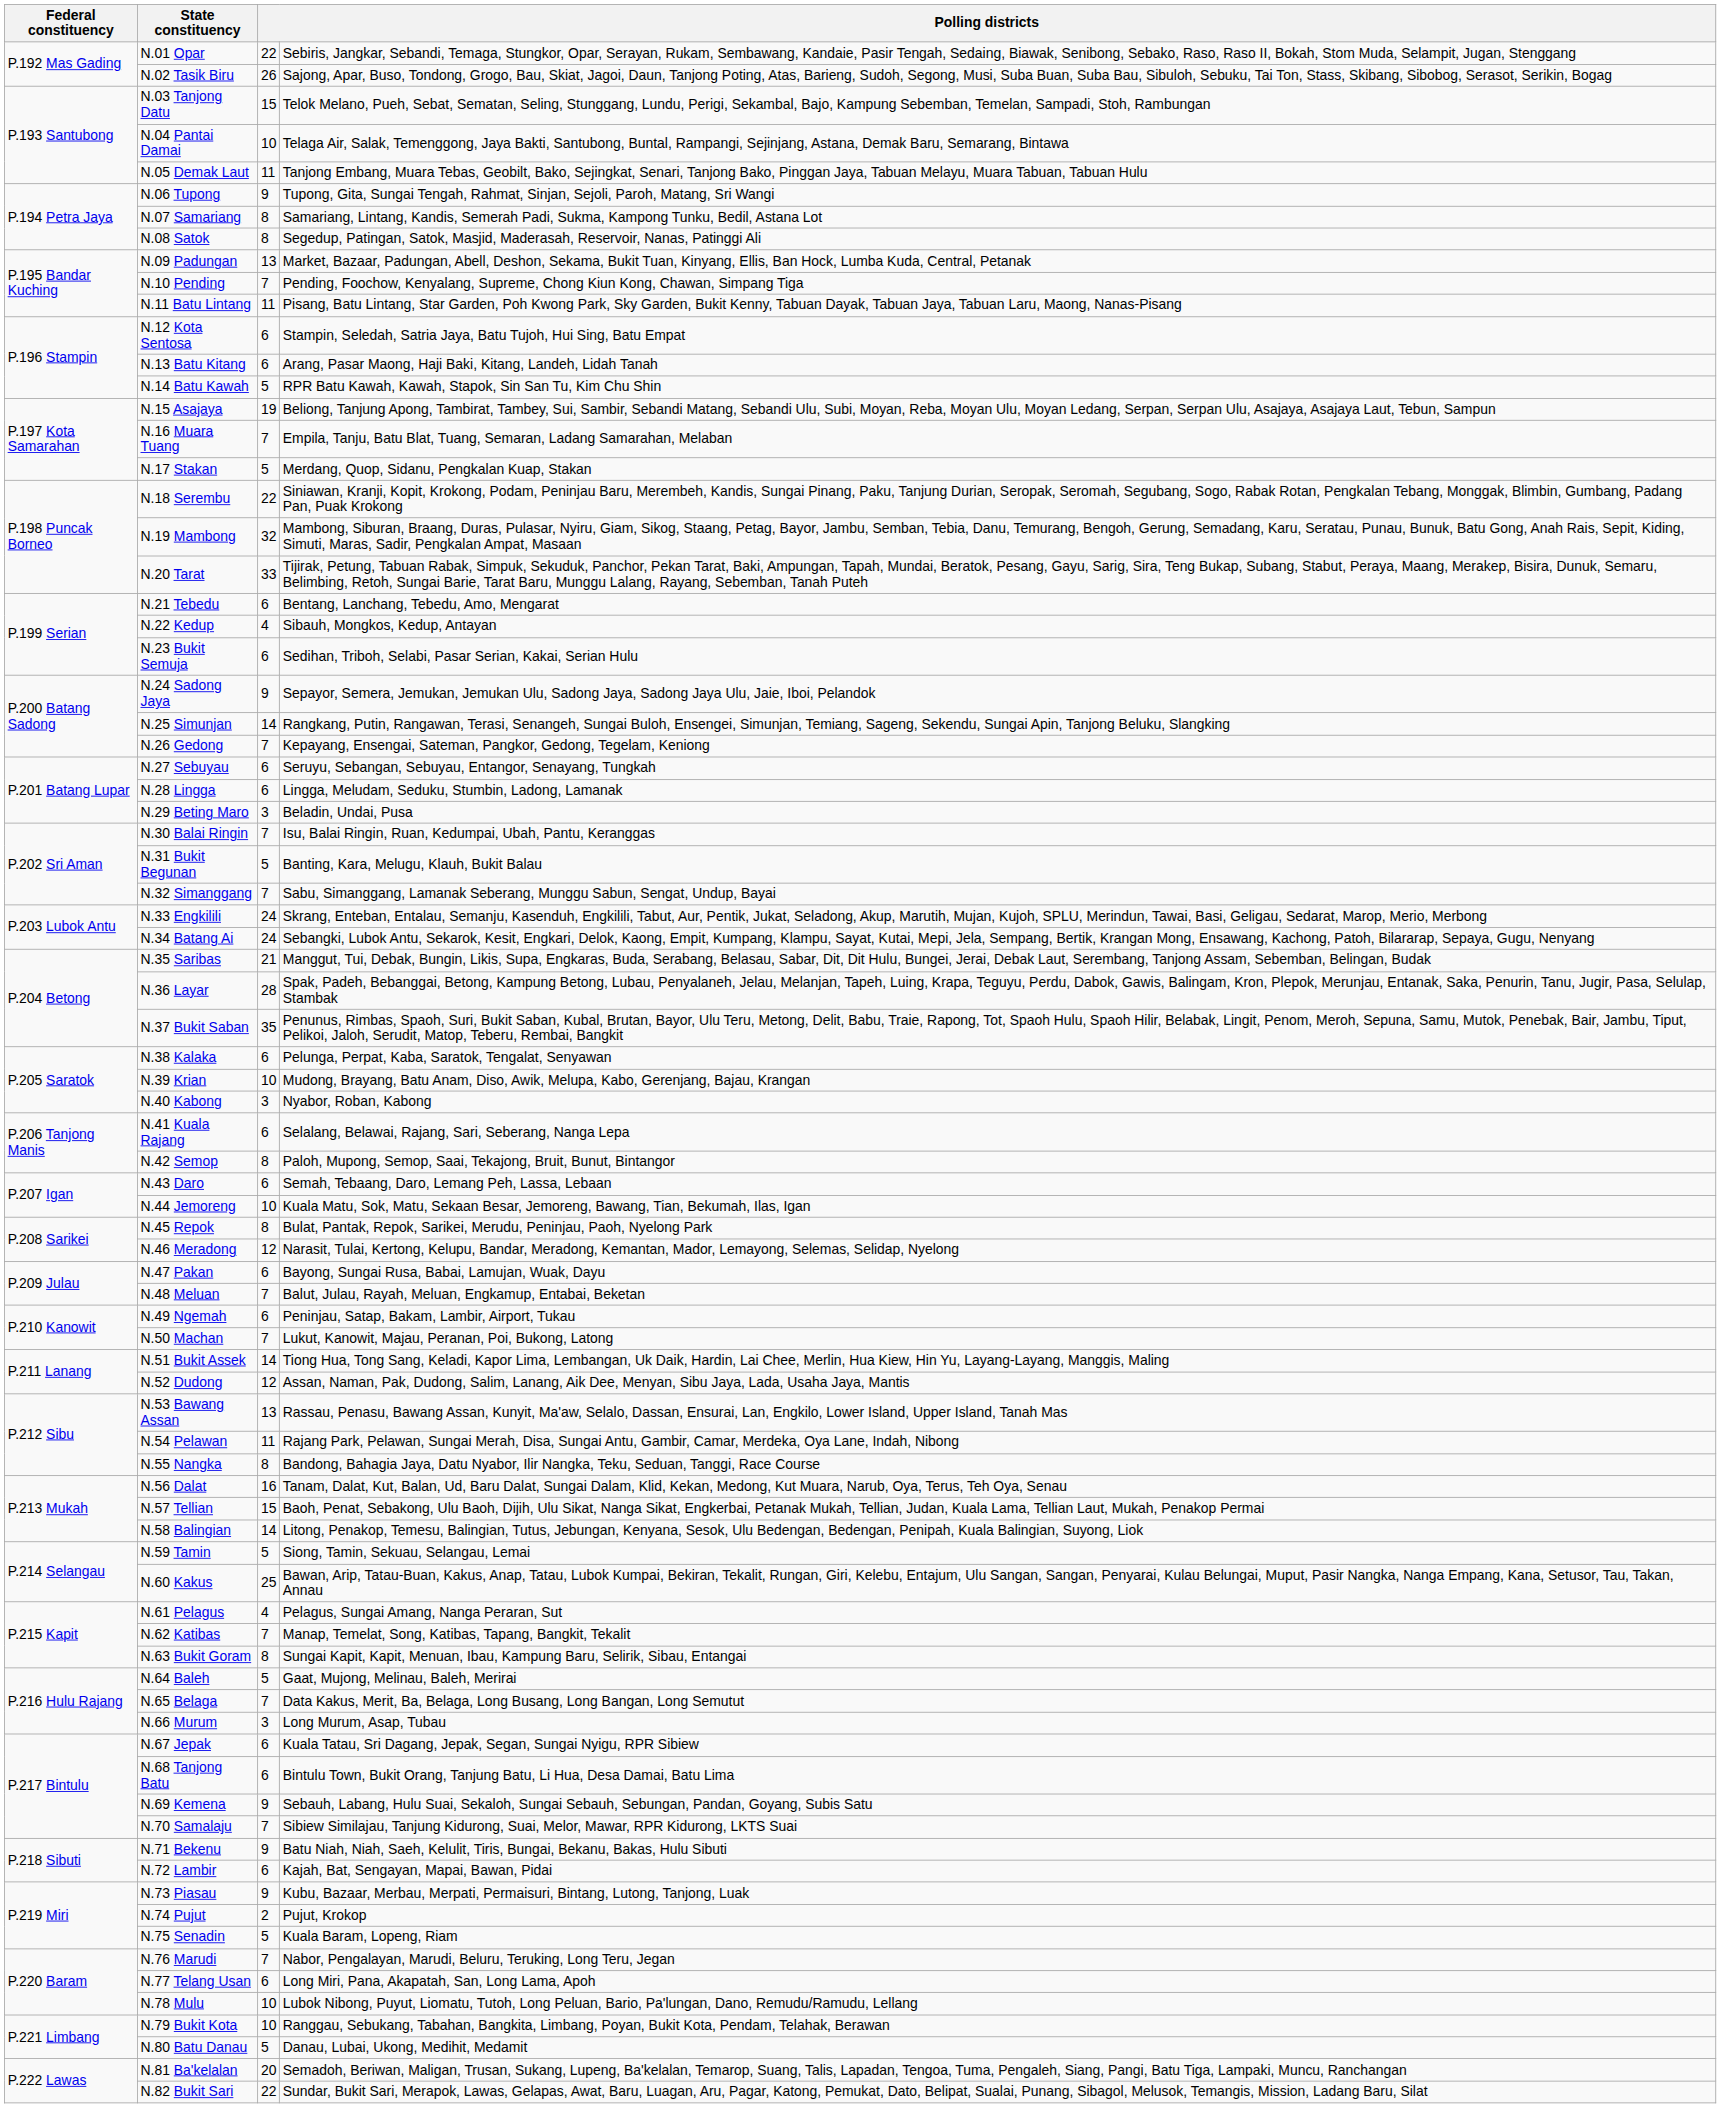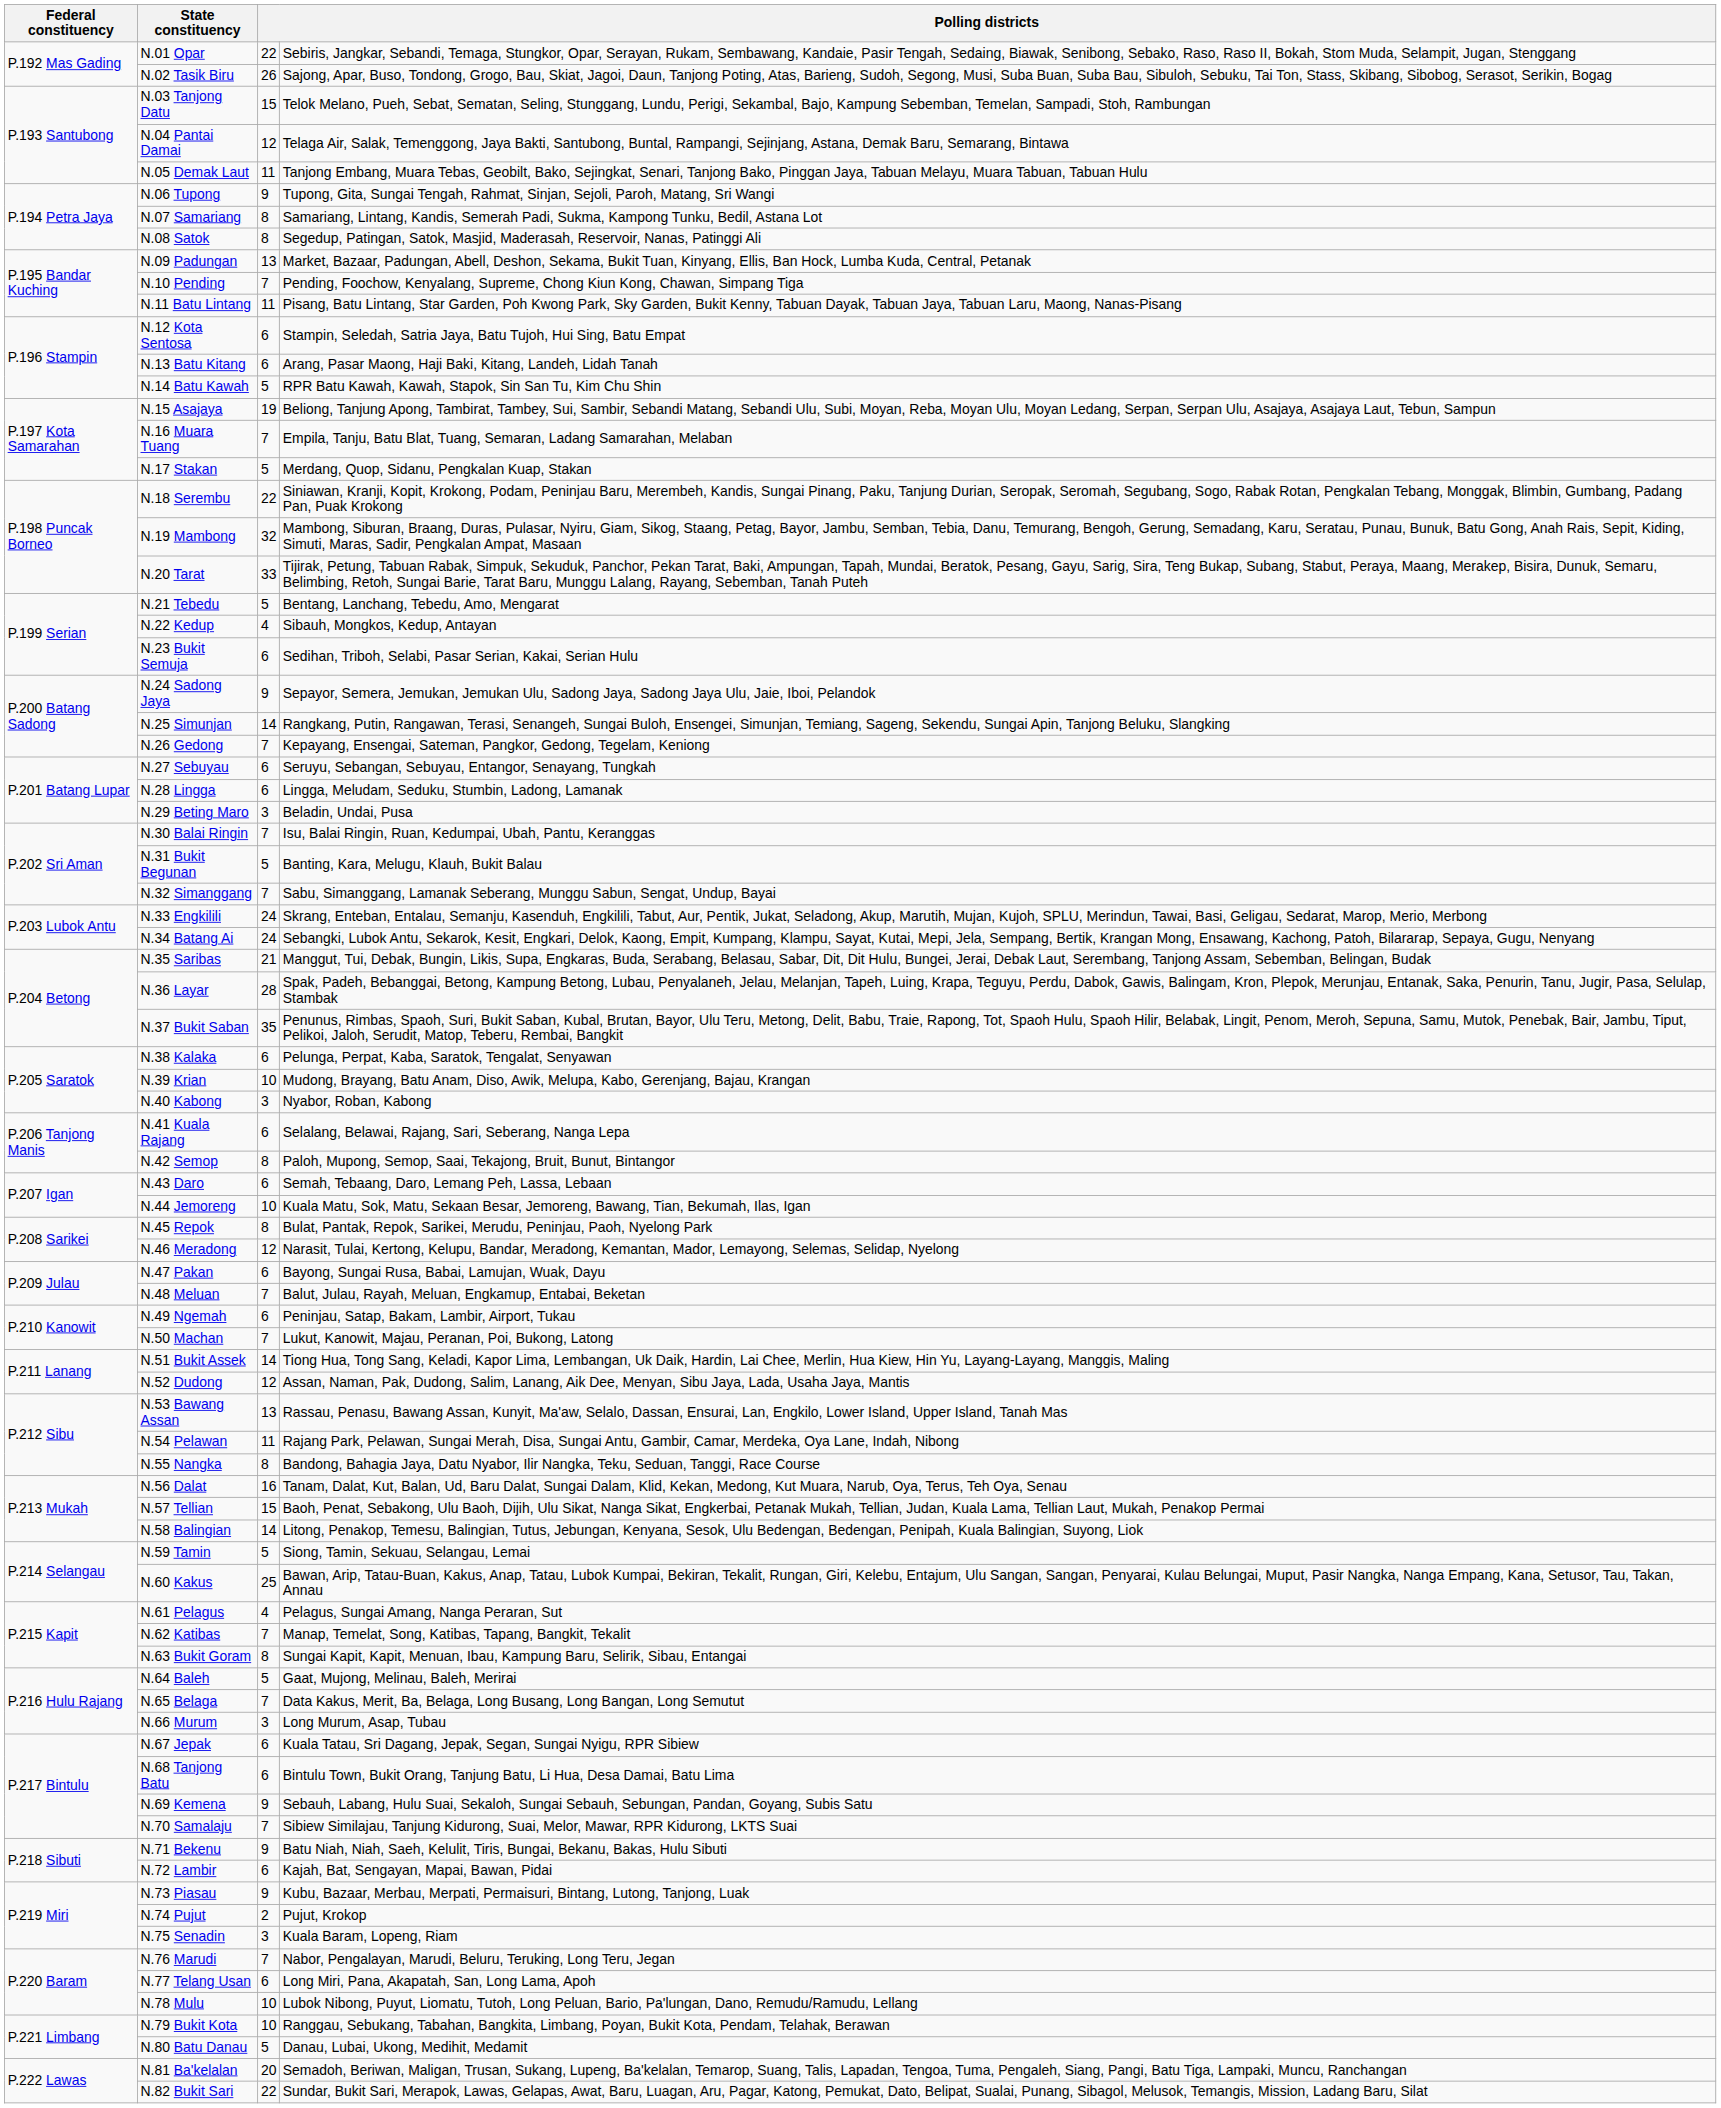(269, 142) 10 -> (269, 142) 12
(265, 604) 6 -> (265, 604) 5
(265, 1937) 5 -> (265, 1937) 3
